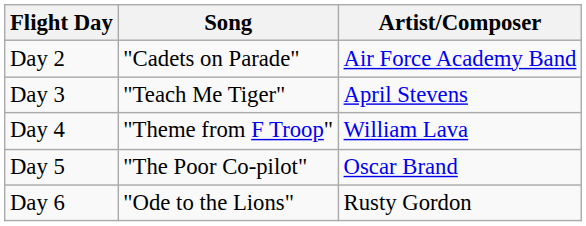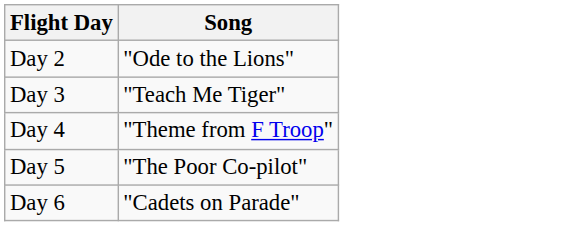- column: (460, 22)
(211, 58) "Cadets on Parade" -> (209, 58) "Ode to the Lions"
(209, 202) "Ode to the Lions" -> (211, 202) "Cadets on Parade"
